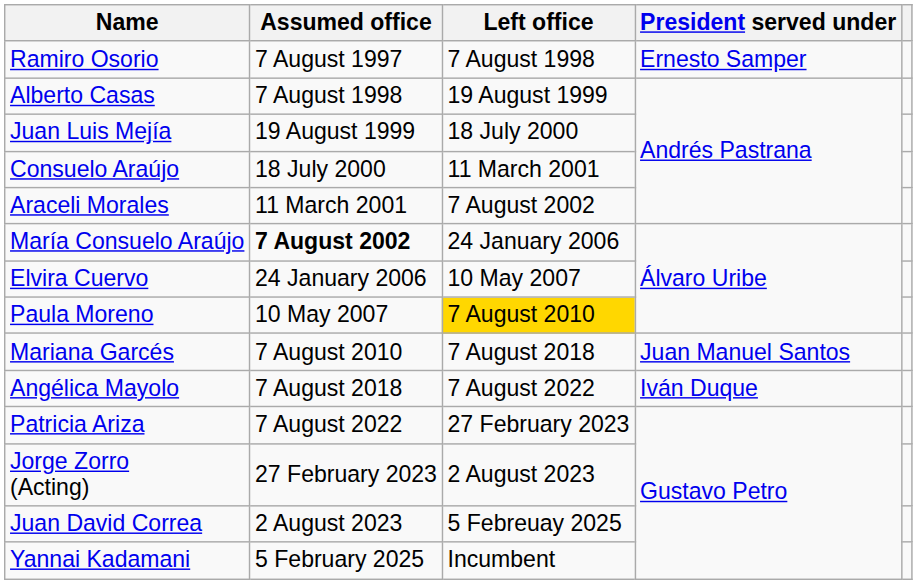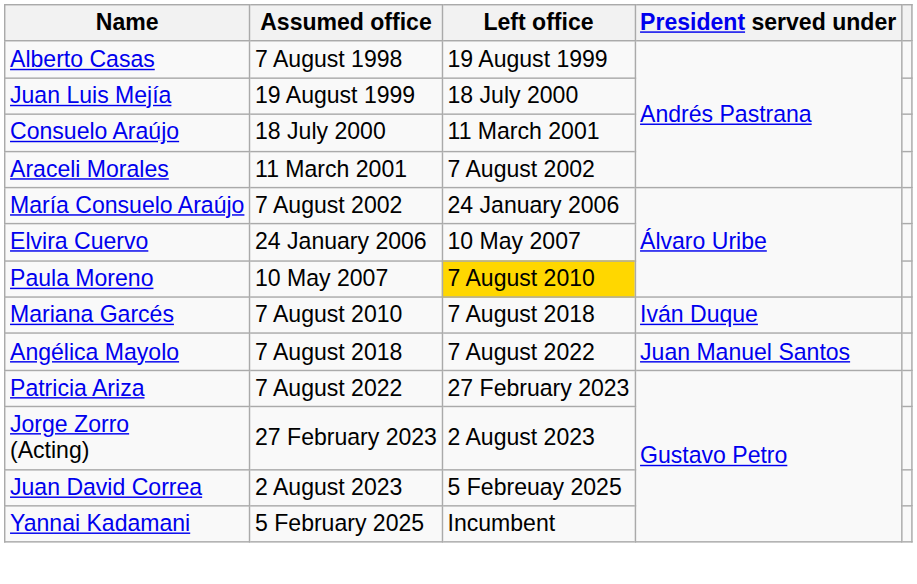- row: (84, 59)
(333, 242) bold -> (329, 205) normal
(745, 351) Juan Manuel Santos -> (699, 315) Iván Duque
(699, 388) Iván Duque -> (745, 351) Juan Manuel Santos
